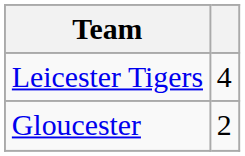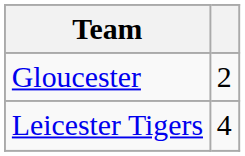rows swapped: (76, 124) <-> (107, 76)
